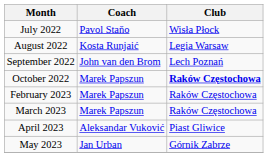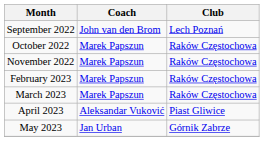- row: (41, 29)
- row: (41, 45)
(215, 78) bold -> (213, 45) normal
+ row: (41, 62)
